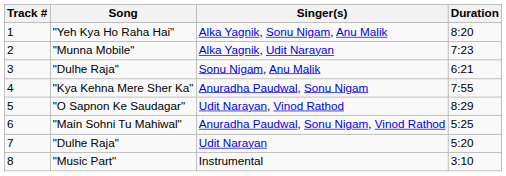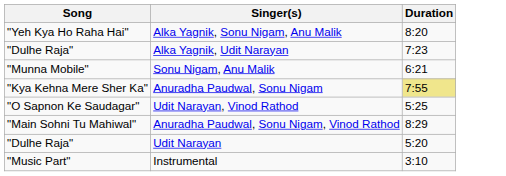- column: (27, 13)
(94, 50) "Munna Mobile" -> (40, 50) "Dulhe Raja"
(86, 69) "Dulhe Raja" -> (48, 69) "Munna Mobile"
(462, 87) no background -> (416, 87) khaki background
(462, 106) 8:29 -> (416, 106) 5:25
(462, 124) 5:25 -> (416, 124) 8:29
